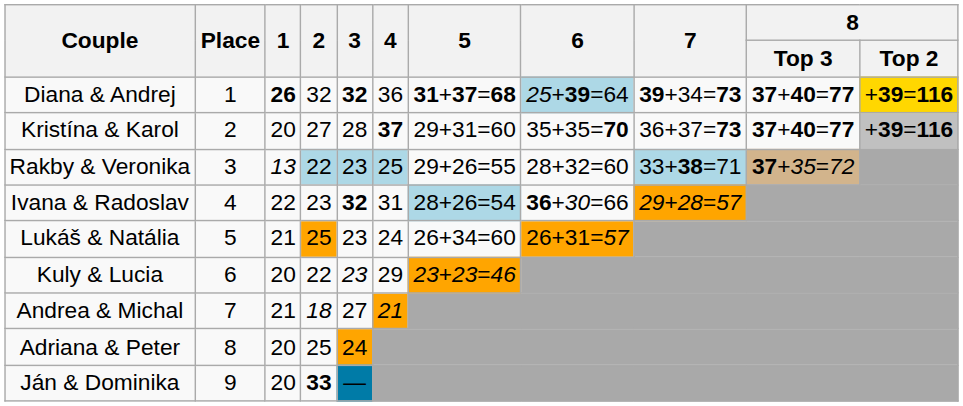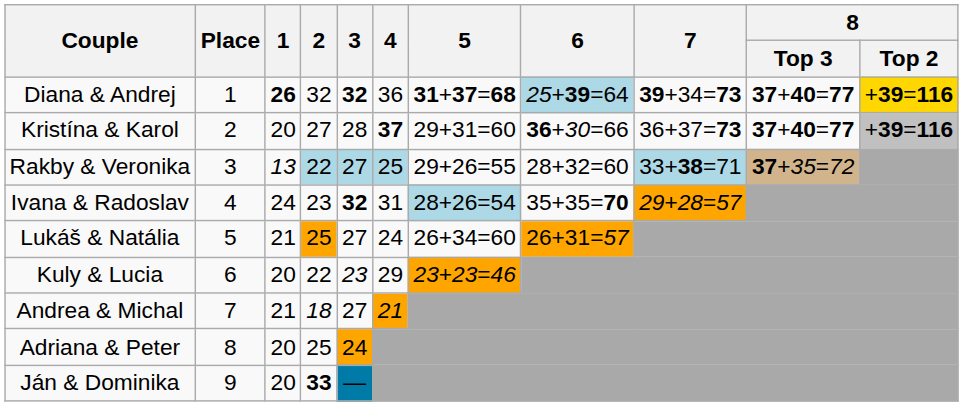(578, 130) 35+35=70 -> (578, 130) 36+30=66
(355, 166) 23 -> (355, 166) 27
(283, 202) 22 -> (283, 202) 24
(578, 202) 36+30=66 -> (578, 202) 35+35=70
(355, 238) 23 -> (355, 238) 27
